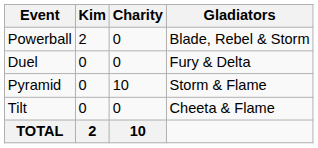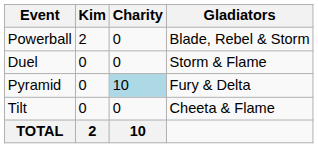(210, 62) Fury & Delta -> (218, 62) Storm & Flame
(121, 85) no background -> (121, 85) lightblue background
(218, 85) Storm & Flame -> (210, 85) Fury & Delta
